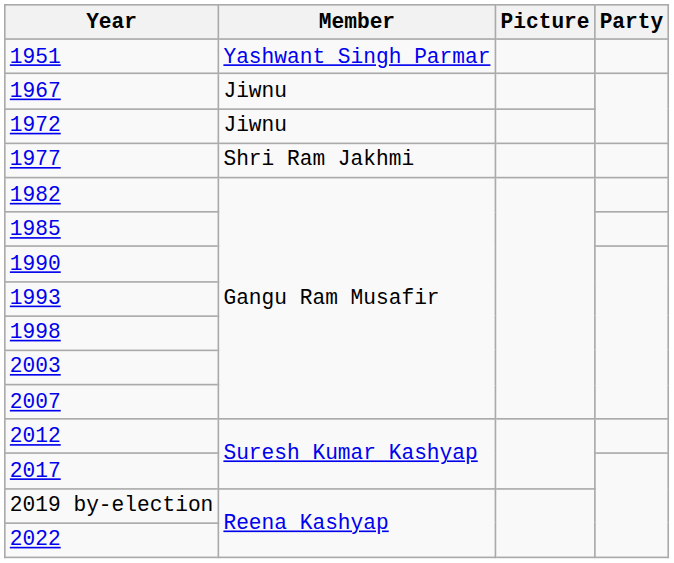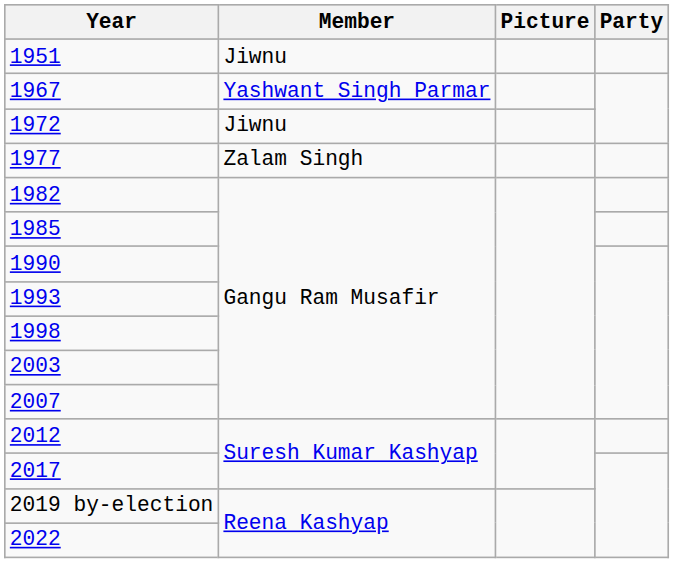(357, 57) Yashwant Singh Parmar -> (255, 57) Jiwnu
(255, 91) Jiwnu -> (357, 91) Yashwant Singh Parmar
(319, 160) Shri Ram Jakhmi -> (293, 160) Zalam Singh
